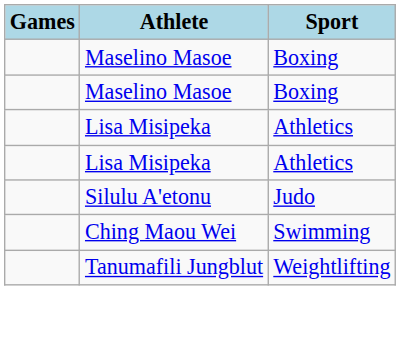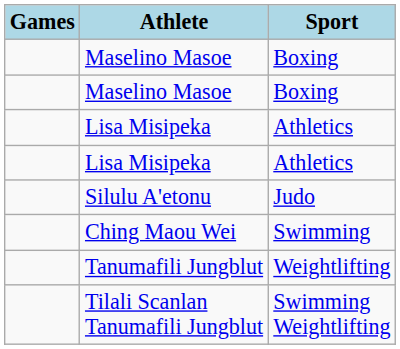+ row: (174, 314)
